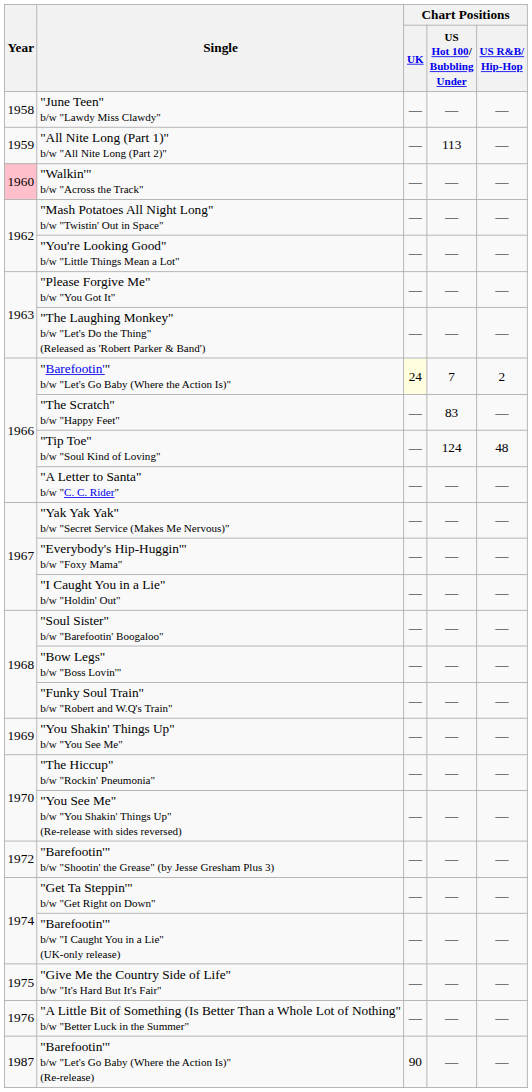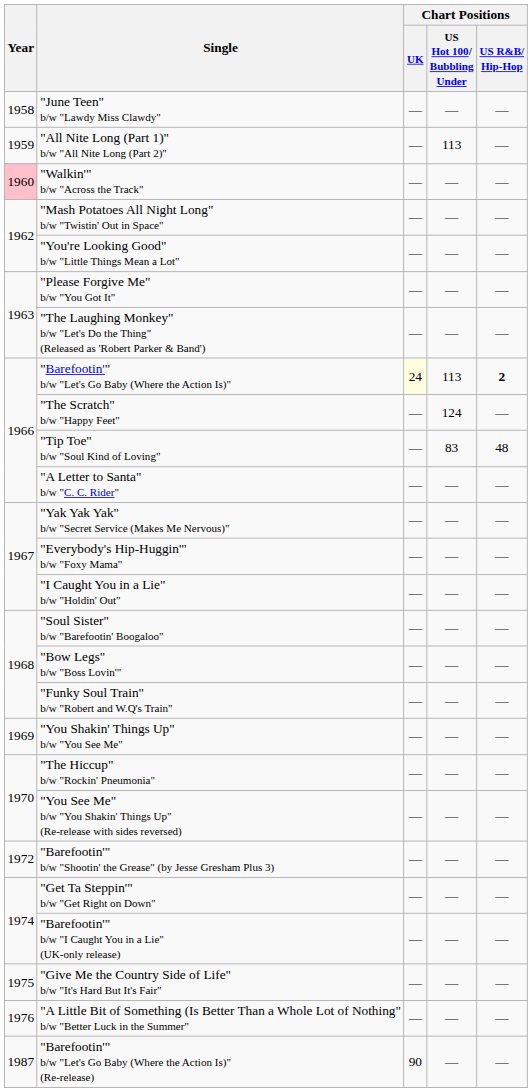(452, 376) 7 -> (452, 376) 113
(502, 376) normal -> (502, 376) bold
(452, 412) 83 -> (452, 412) 124
(452, 448) 124 -> (452, 448) 83
